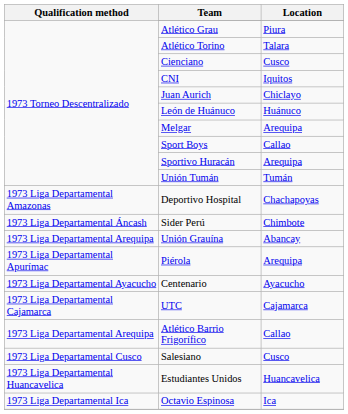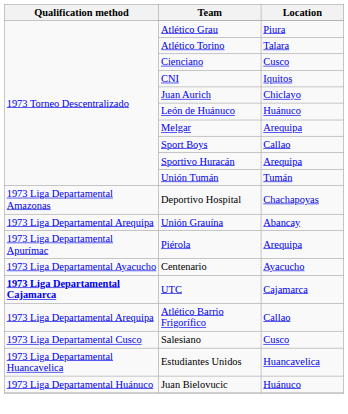- row: (183, 222)
(60, 305) normal -> (63, 289) bold
+ row: (194, 384)
- row: (198, 401)
